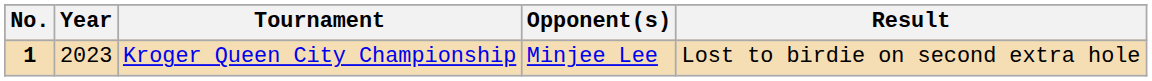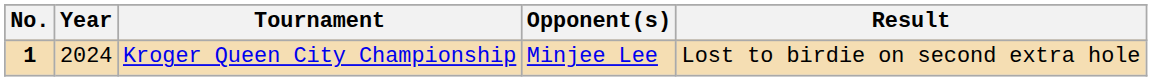(86, 58) 2023 -> (86, 58) 2024
